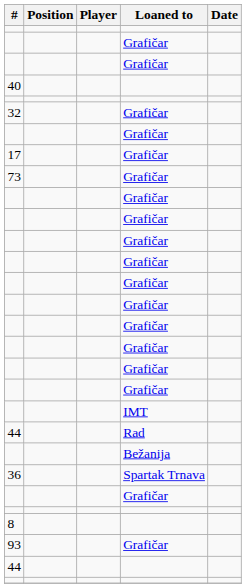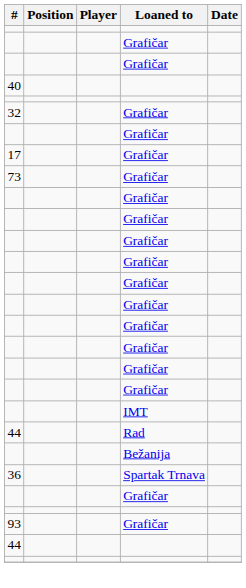- row: (11, 523)
